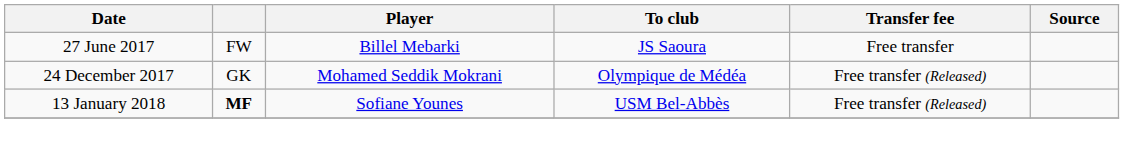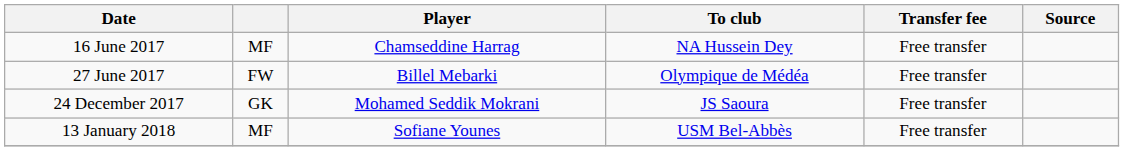+ row: (119, 46)
(672, 46) JS Saoura -> (735, 74) Olympique de Médéa
(672, 74) Olympique de Médéa -> (735, 103) JS Saoura
(910, 74) Free transfer (Released) -> (943, 103) Free transfer
(239, 103) bold -> (260, 131) normal
(910, 103) Free transfer (Released) -> (943, 131) Free transfer
